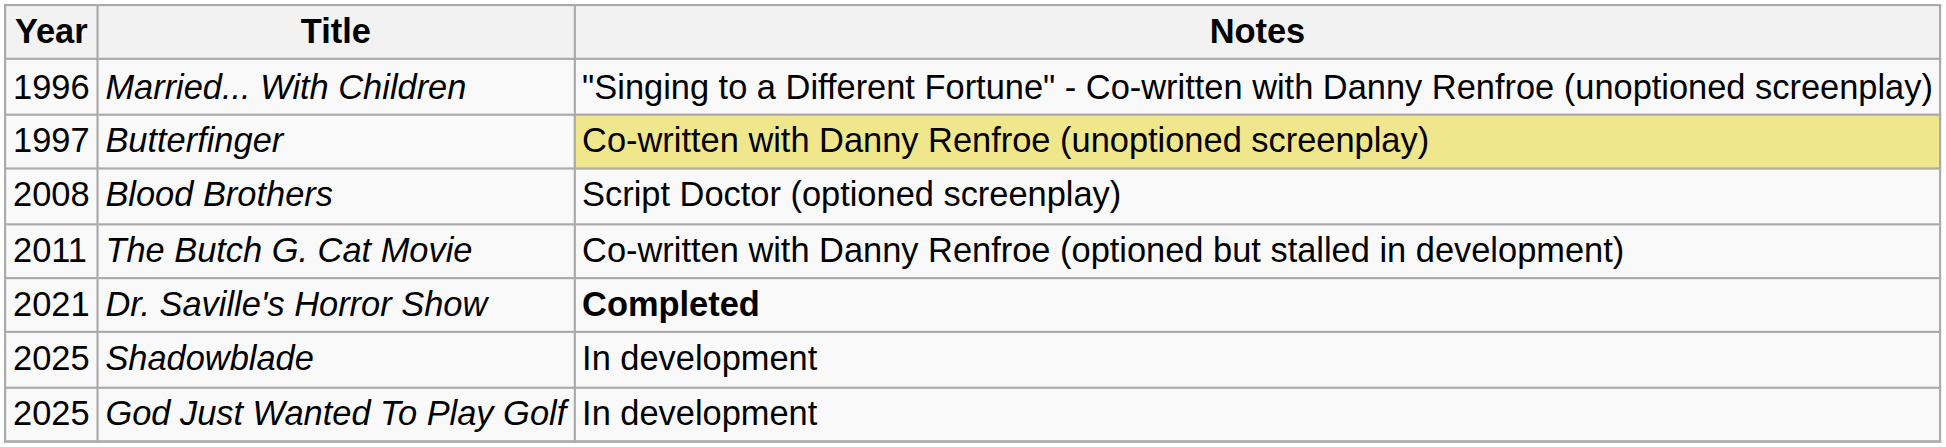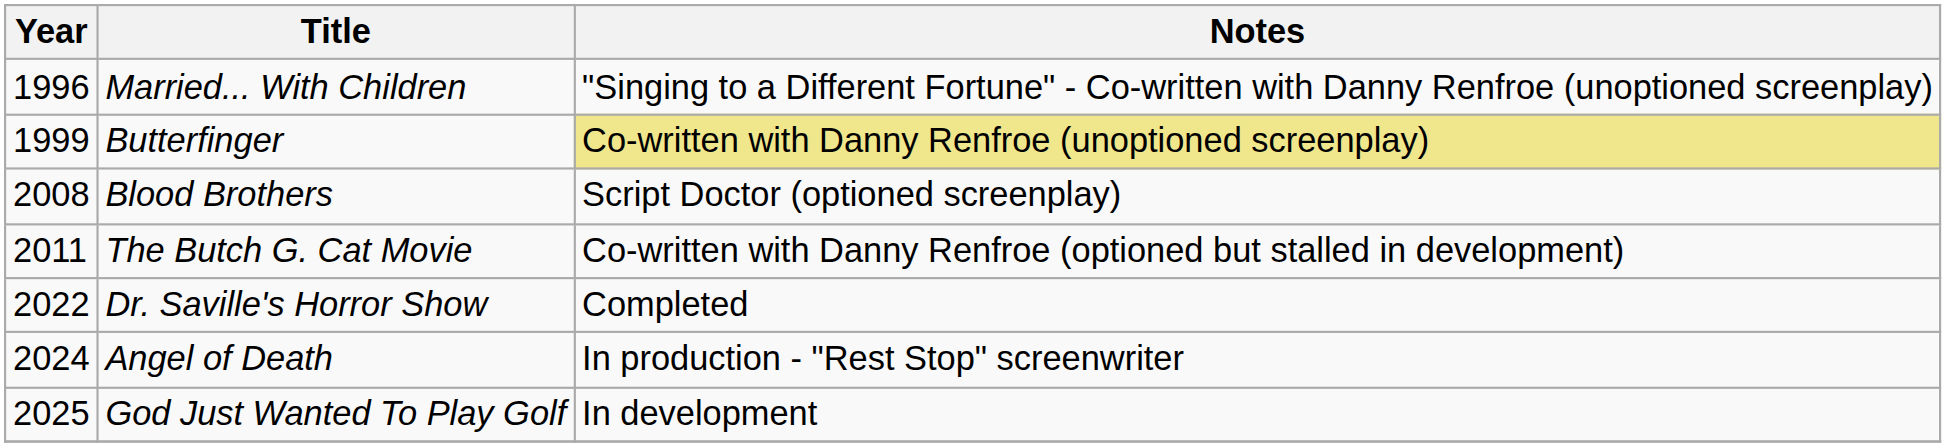(51, 140) 1997 -> (51, 140) 1999
(51, 304) 2021 -> (51, 304) 2022
(671, 304) bold -> (665, 304) normal
+ row: (219, 359)
- row: (210, 359)
